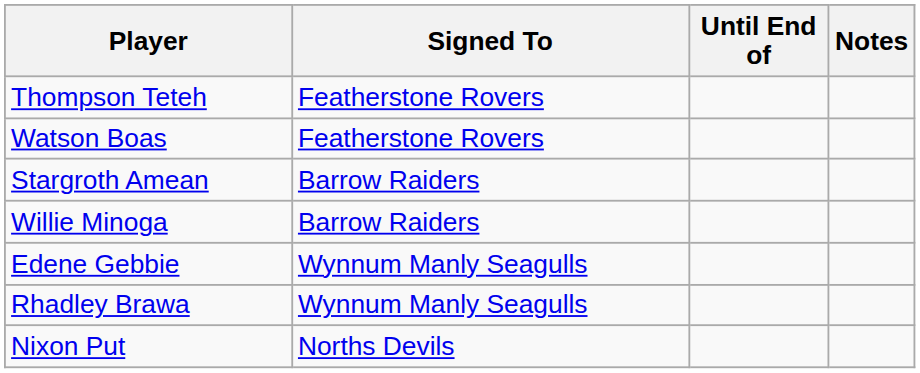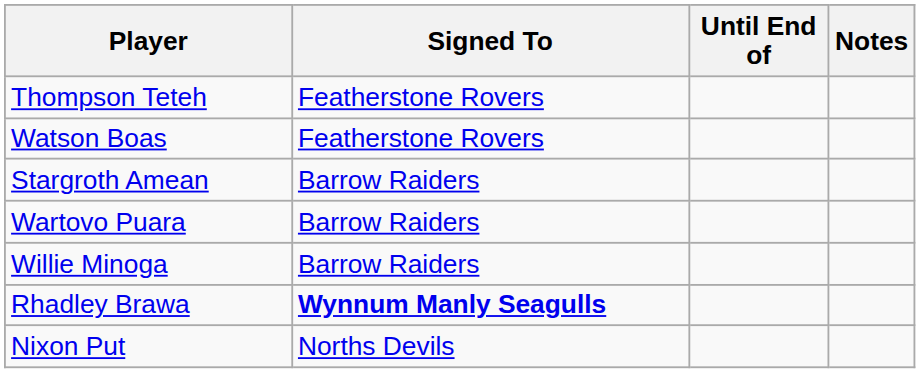+ row: (98, 222)
- row: (95, 264)
(443, 305) normal -> (452, 305) bold
